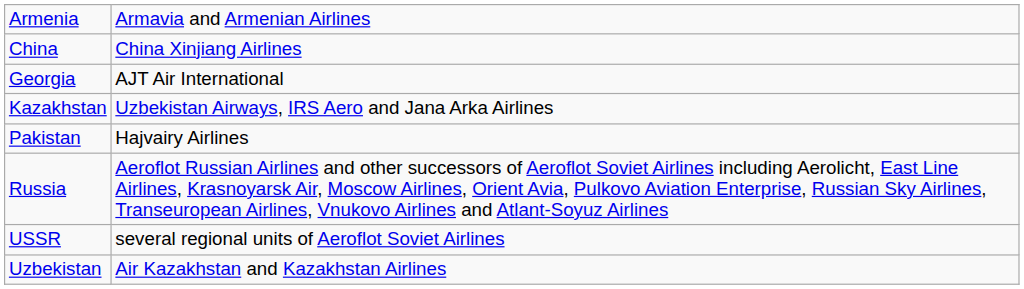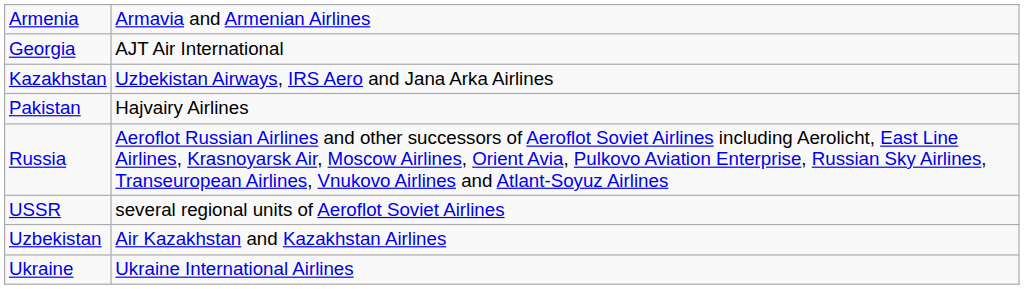- row: (33, 49)
+ row: (41, 269)
